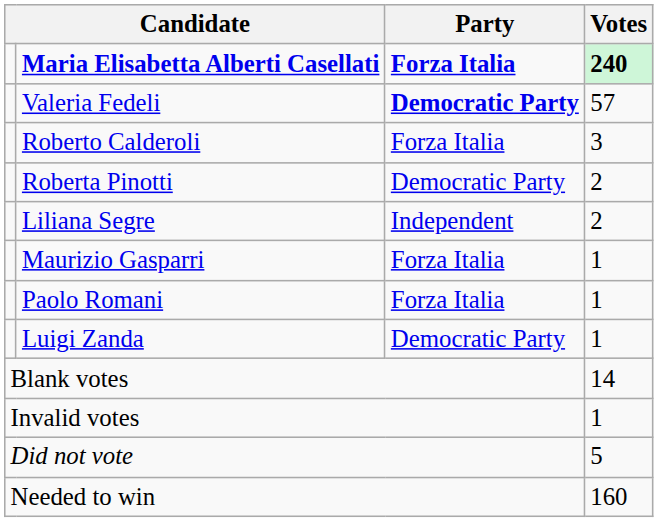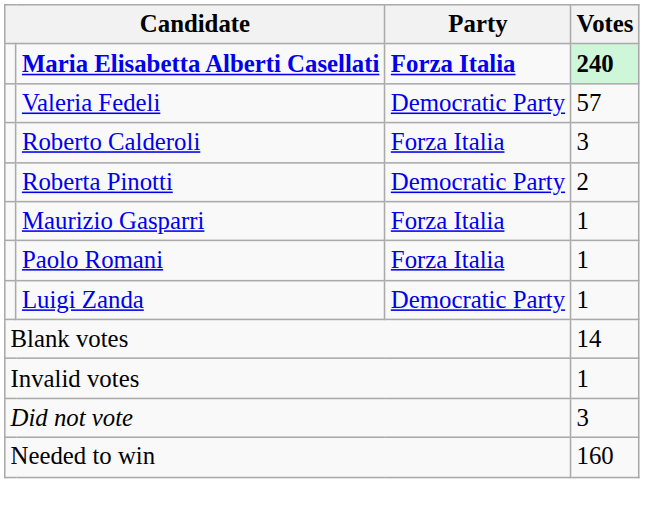(485, 102) bold -> (478, 102) normal
- row: (88, 220)
(596, 456) 5 -> (583, 417) 3
